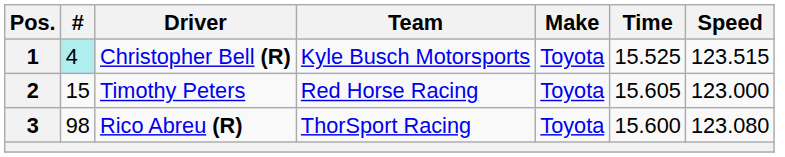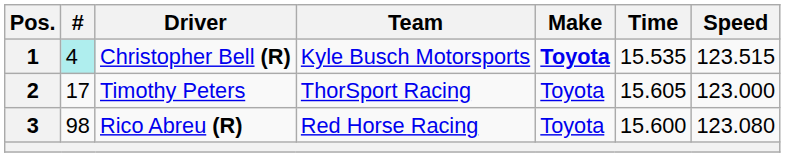(572, 57) normal -> (575, 57) bold
(648, 57) 15.525 -> (653, 57) 15.535
(78, 91) 15 -> (78, 91) 17
(390, 91) Red Horse Racing -> (386, 91) ThorSport Racing
(386, 125) ThorSport Racing -> (390, 125) Red Horse Racing
